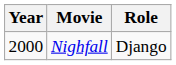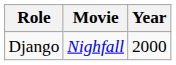columns swapped: (26, 18) <-> (141, 18)
